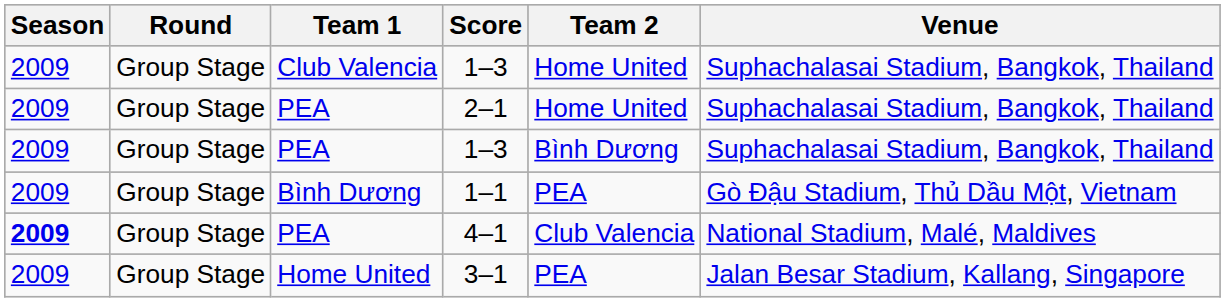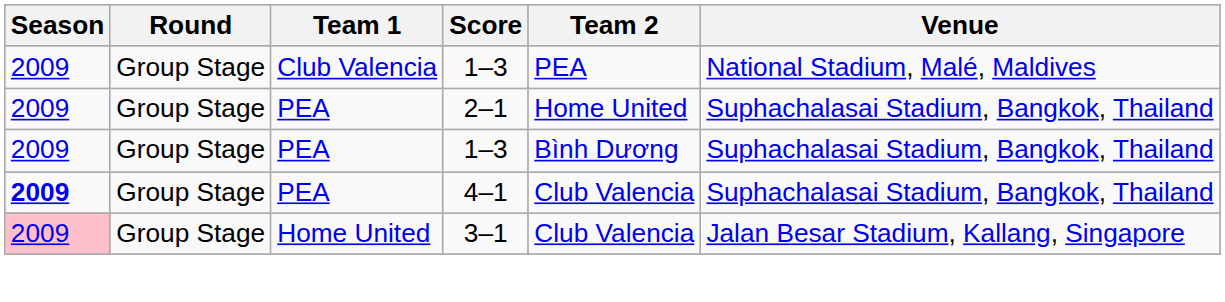(611, 66) Home United -> (561, 66) PEA
(960, 66) Suphachalasai Stadium, Bangkok, Thailand -> (901, 66) National Stadium, Malé, Maldives
- row: (349, 191)
(901, 233) National Stadium, Malé, Maldives -> (960, 191) Suphachalasai Stadium, Bangkok, Thailand
(40, 274) no background -> (40, 233) pink background
(561, 274) PEA -> (614, 233) Club Valencia
